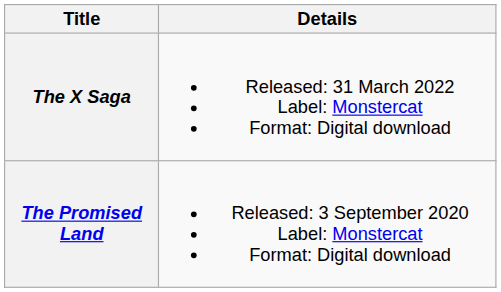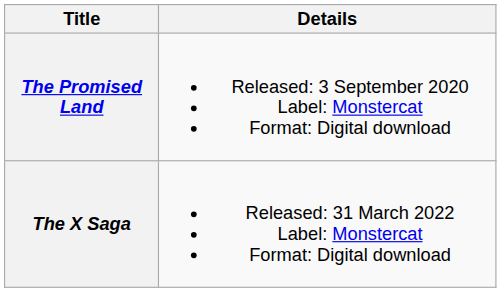rows swapped: (82, 223) <-> (82, 96)
